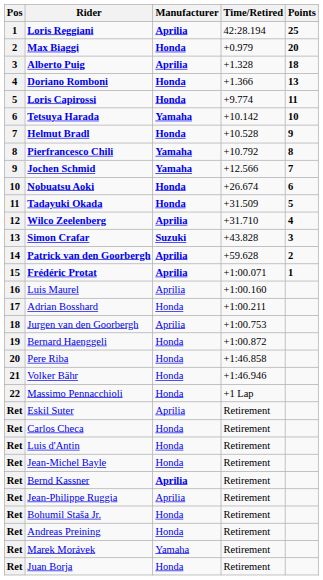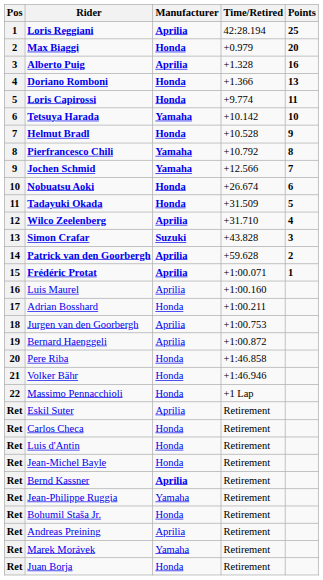(293, 65) 18 -> (293, 65) 16
(169, 341) Honda -> (170, 341) Aprilia
(170, 497) Aprilia -> (172, 497) Yamaha
(169, 532) Honda -> (170, 532) Aprilia
